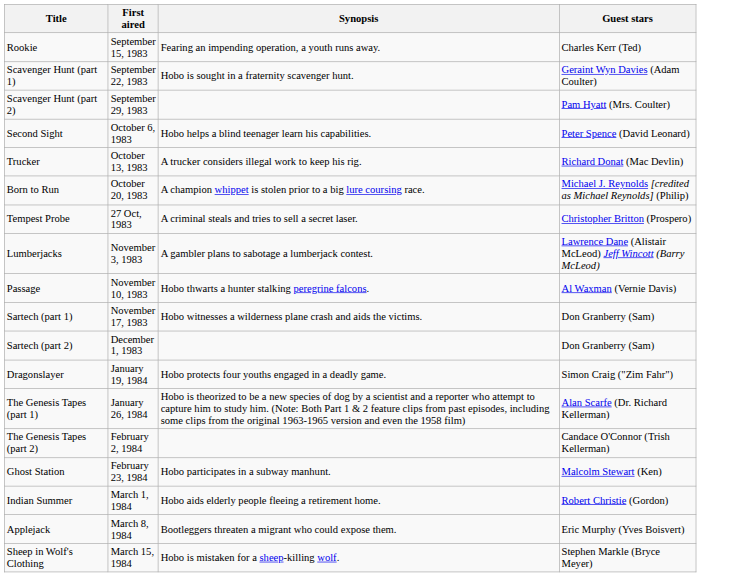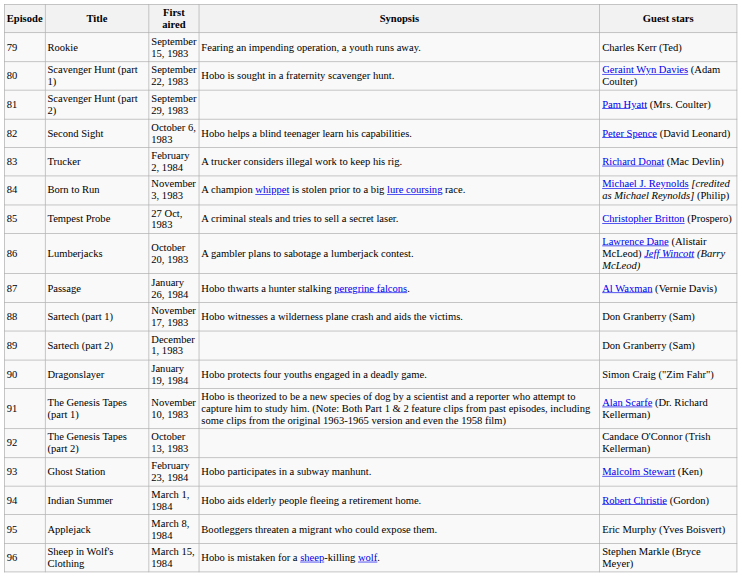+ column: (25, 18)
(129, 161) October 13, 1983 -> (170, 161) February 2, 1984
(129, 190) October 20, 1983 -> (174, 190) November 3, 1983
(133, 253) November 3, 1983 -> (170, 253) October 20, 1983
(133, 288) November 10, 1983 -> (170, 288) January 26, 1984
(129, 408) January 26, 1984 -> (174, 408) November 10, 1983
(130, 443) February 2, 1984 -> (170, 443) October 13, 1983
